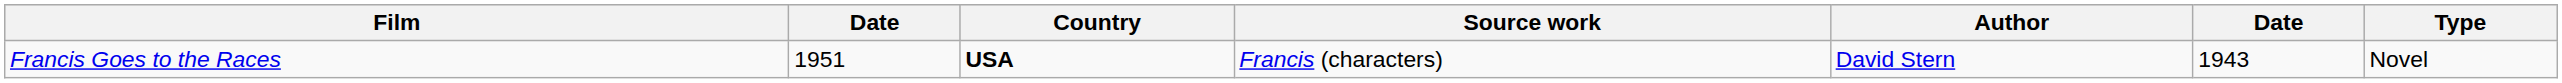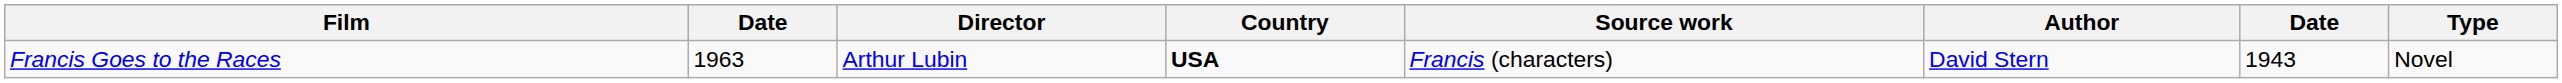+ column: (1001, 22)
(820, 58) 1951 -> (719, 58) 1963
